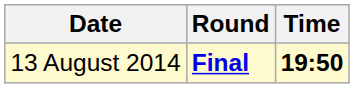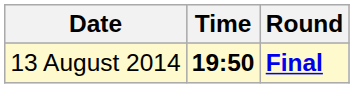columns swapped: (312, 23) <-> (231, 23)
